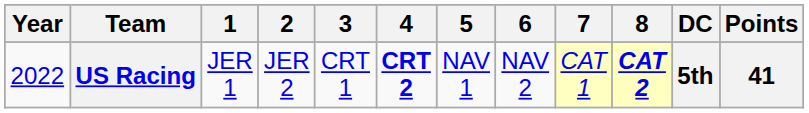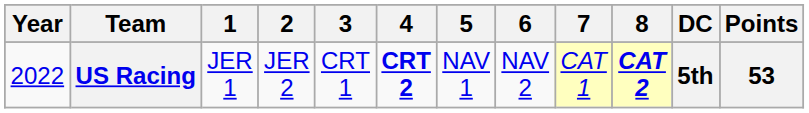(762, 75) 41 -> (762, 75) 53
